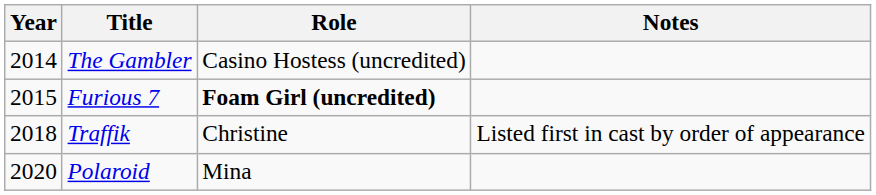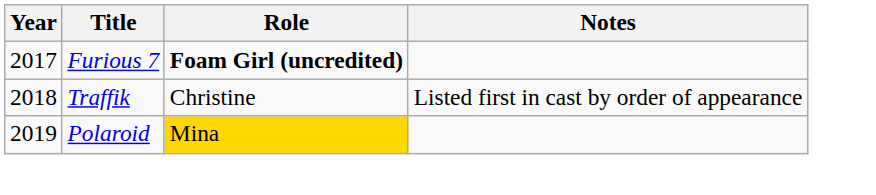- row: (130, 60)
(33, 97) 2015 -> (33, 60) 2017
(33, 171) 2020 -> (33, 134) 2019
(227, 171) no background -> (195, 134) gold background
